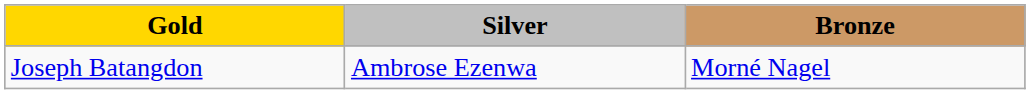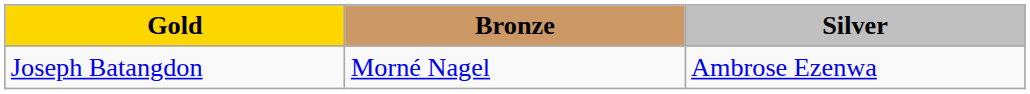columns swapped: (515, 25) <-> (855, 25)
